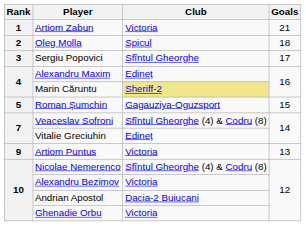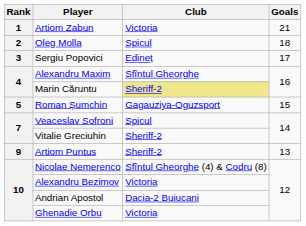(162, 58) Sfîntul Gheorghe -> (139, 58) Edineț
(139, 74) Edineț -> (162, 74) Sfîntul Gheorghe
(196, 120) Sfîntul Gheorghe (4) & Codru (8) -> (138, 120) Spicul
(139, 136) Edineț -> (143, 136) Sheriff-2
(141, 151) Victoria -> (143, 151) Sheriff-2
